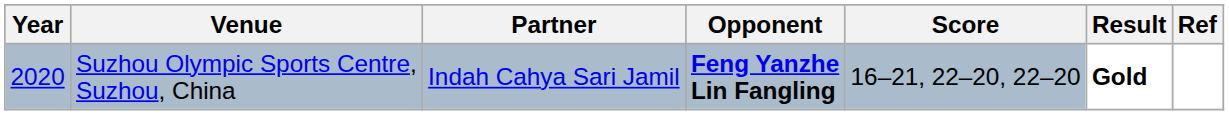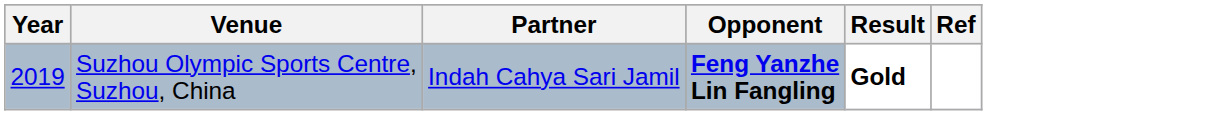- column: (966, 24)
(38, 76) 2020 -> (38, 76) 2019
